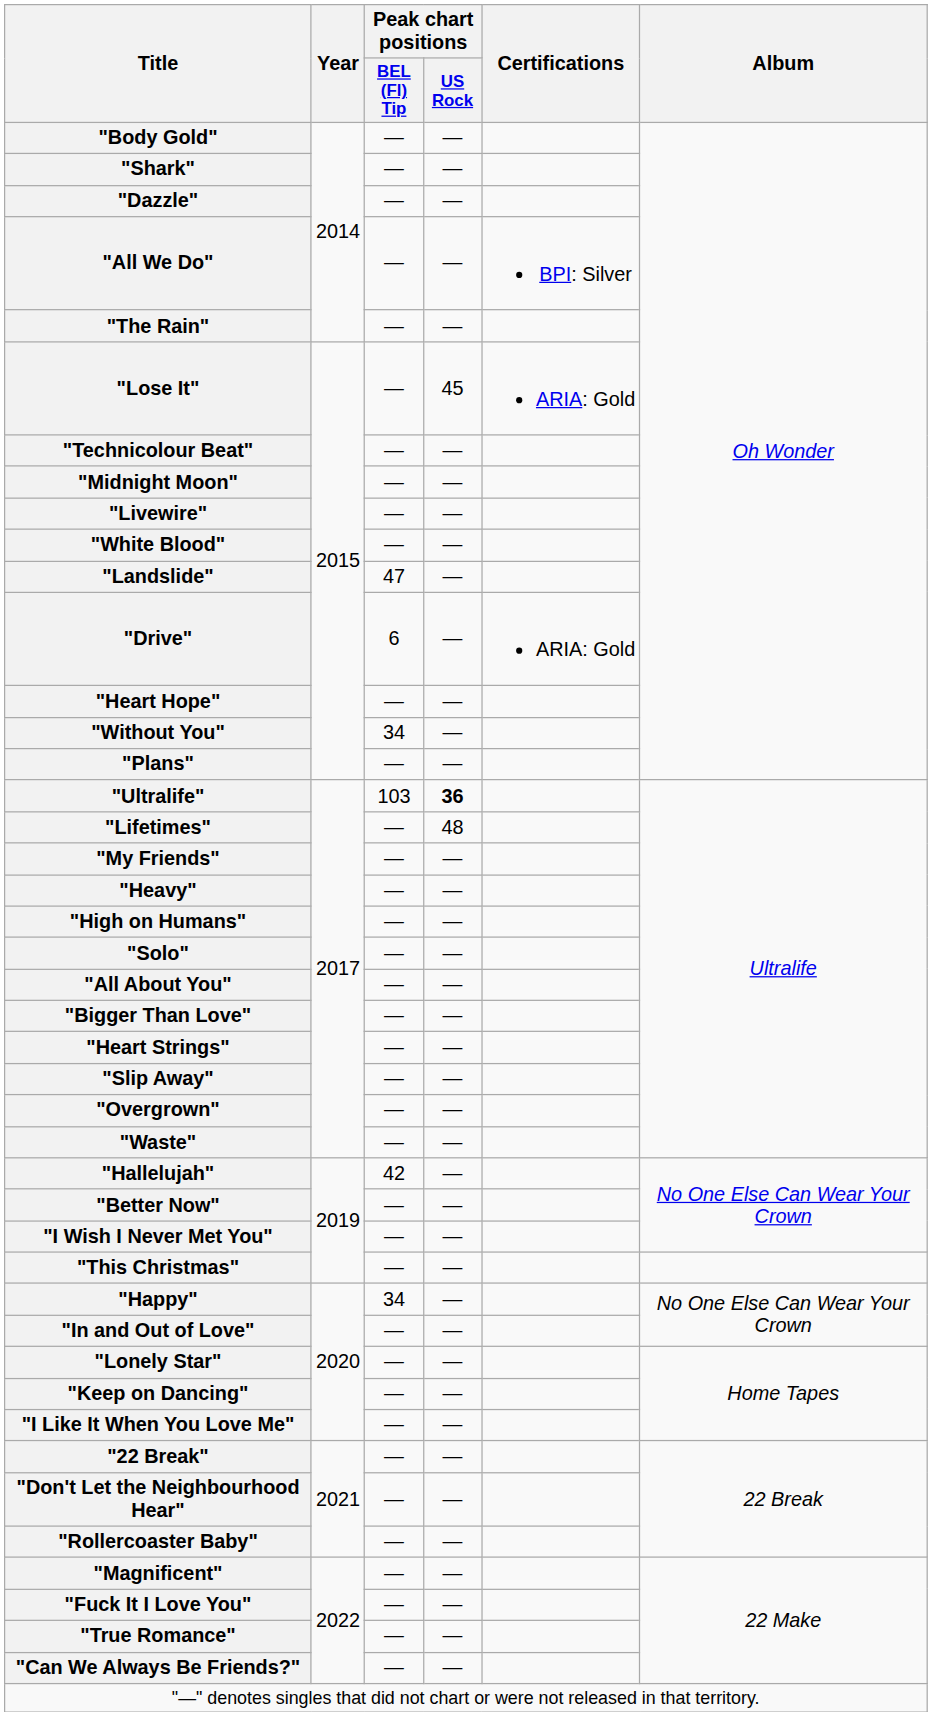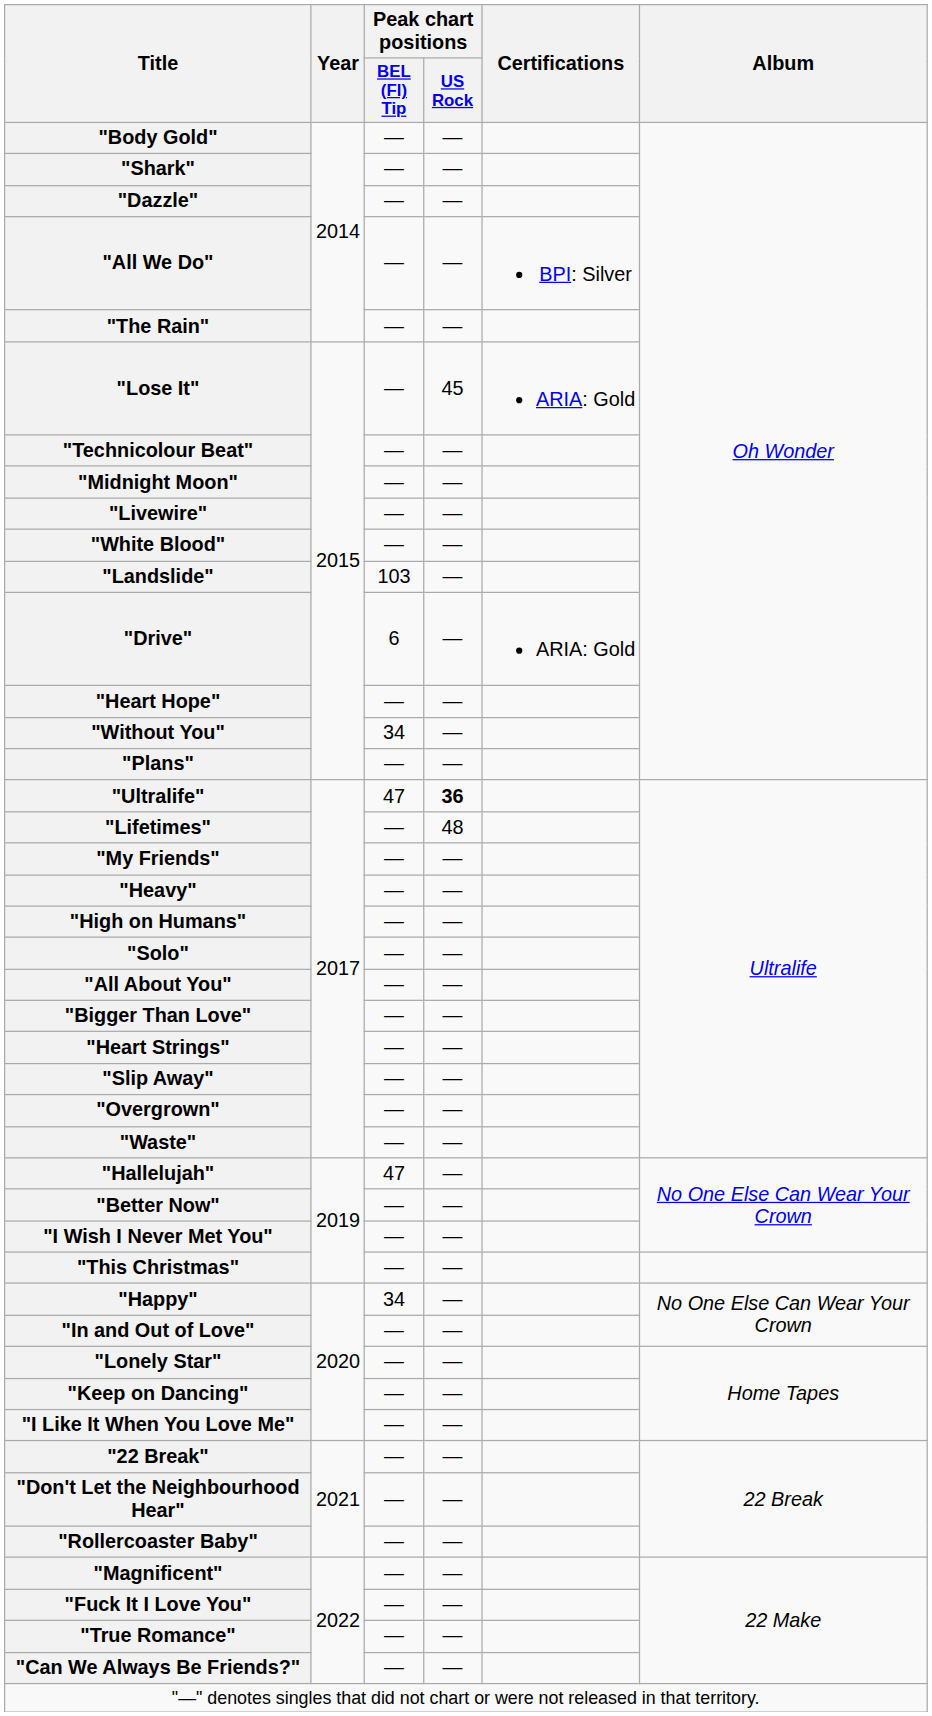(394, 576) 47 -> (394, 576) 103
(394, 795) 103 -> (394, 795) 47
(394, 1173) 42 -> (394, 1173) 47
